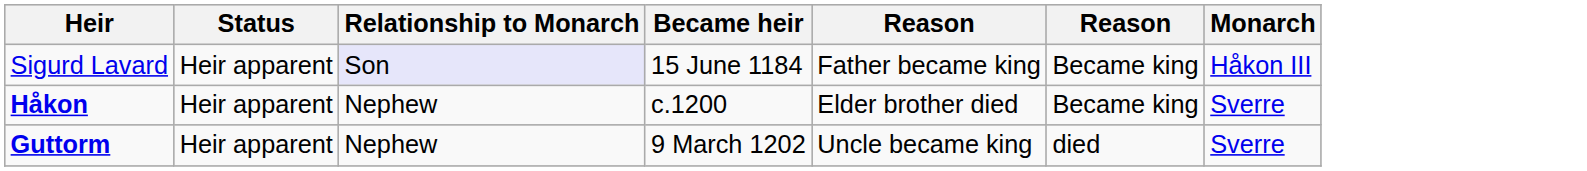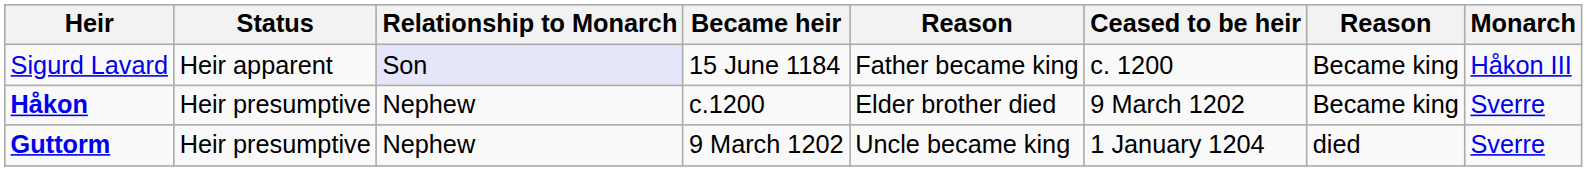+ column: (1196, 24)
(256, 104) Heir apparent -> (275, 104) Heir presumptive
(256, 144) Heir apparent -> (275, 144) Heir presumptive
